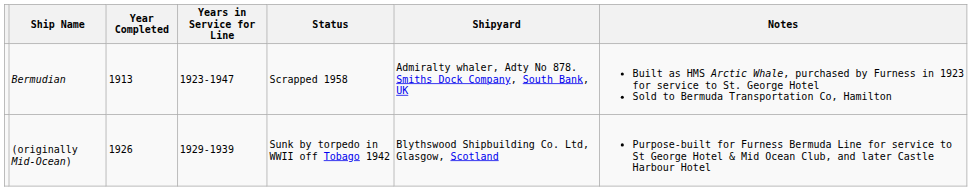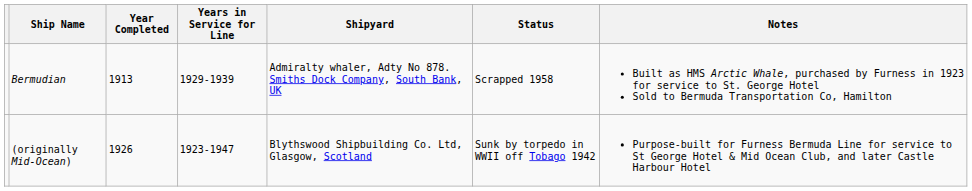columns swapped: (497, 24) <-> (330, 24)
(207, 79) 1923-1947 -> (207, 79) 1929-1939
(207, 150) 1929-1939 -> (207, 150) 1923-1947
